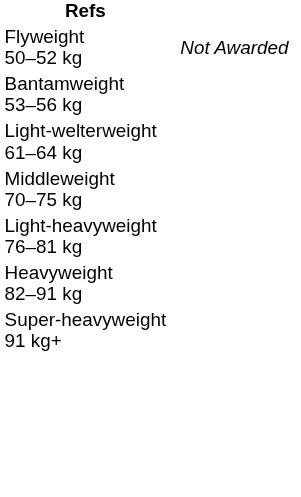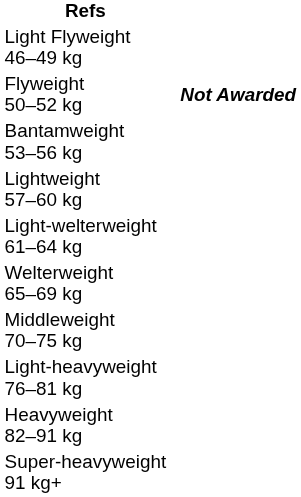+ row: (68, 47)
(234, 47) normal -> (238, 94) bold
+ row: (52, 189)
+ row: (59, 283)
